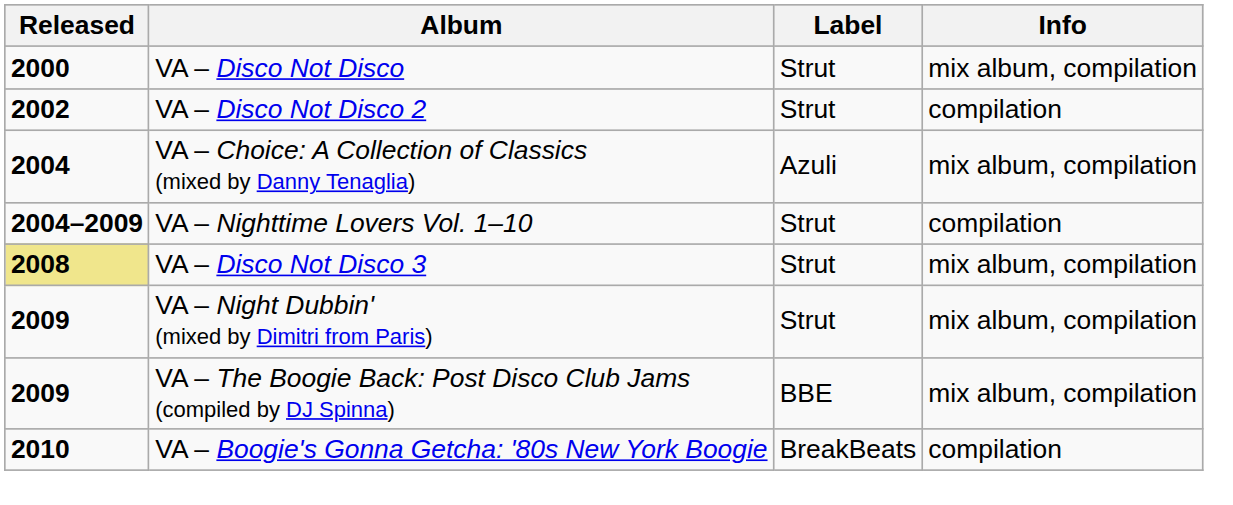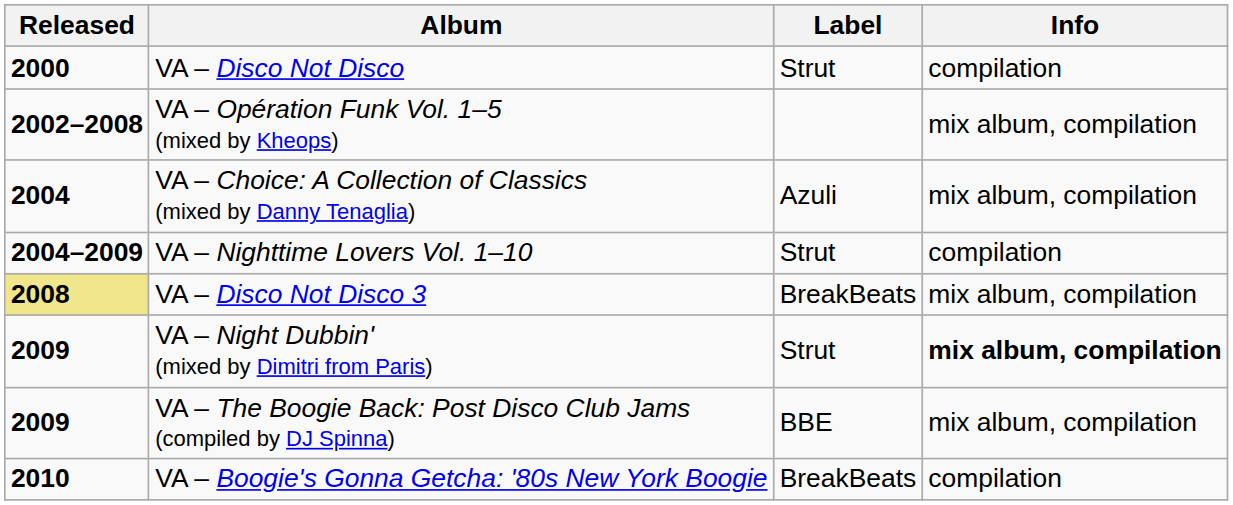(1063, 67) mix album, compilation -> (995, 67) compilation
- row: (291, 109)
+ row: (328, 124)
(808, 264) Strut -> (848, 294) BreakBeats
(1063, 321) normal -> (1075, 350) bold
